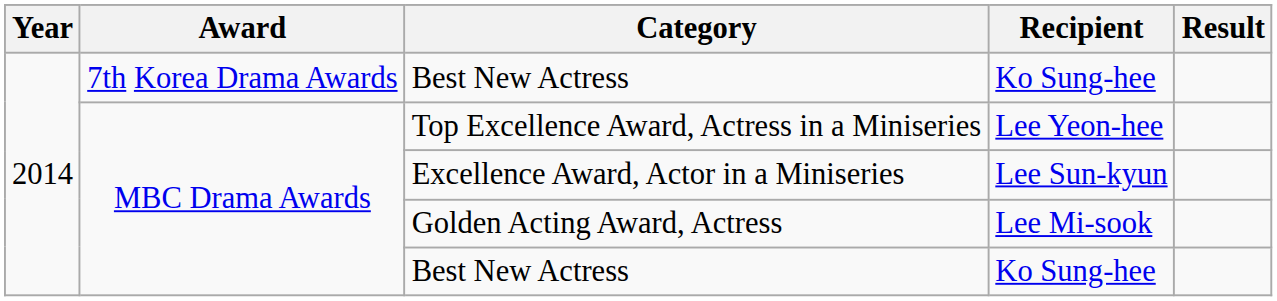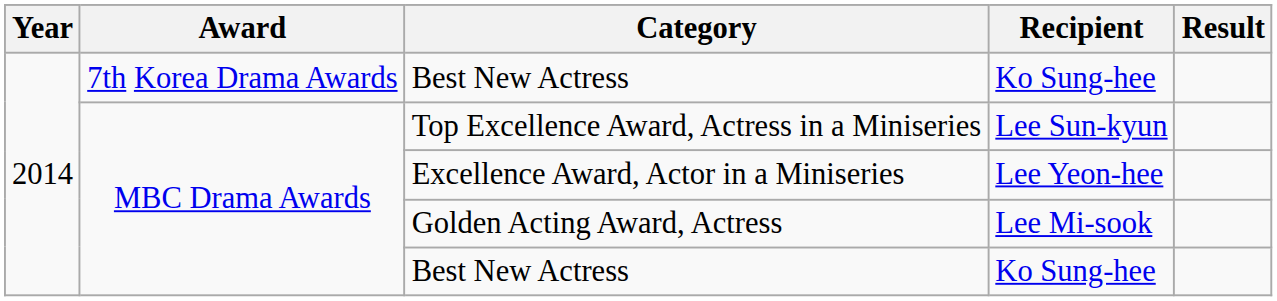(1079, 125) Lee Yeon-hee -> (1081, 125) Lee Sun-kyun
(1081, 174) Lee Sun-kyun -> (1079, 174) Lee Yeon-hee
